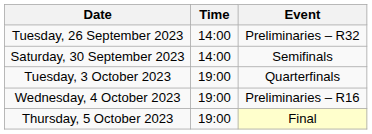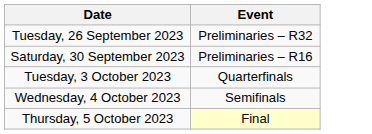- column: (214, 14)
(302, 56) Semifinals -> (255, 56) Preliminaries – R16
(302, 98) Preliminaries – R16 -> (255, 98) Semifinals
